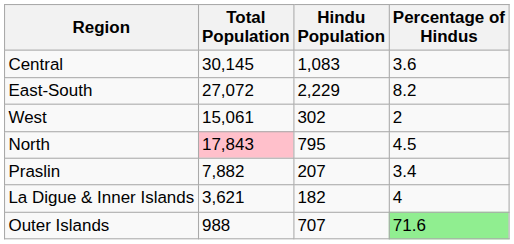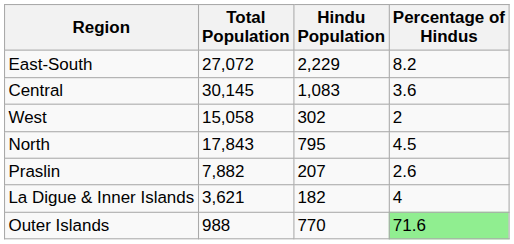rows swapped: (36, 63) <-> (50, 90)
(228, 117) 15,061 -> (228, 117) 15,058
(228, 144) pink background -> (228, 144) no background
(405, 171) 3.4 -> (405, 171) 2.6
(312, 225) 707 -> (312, 225) 770
